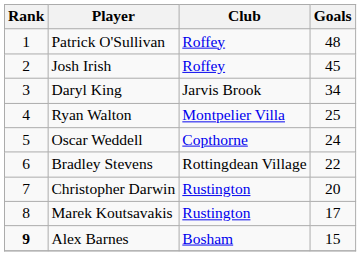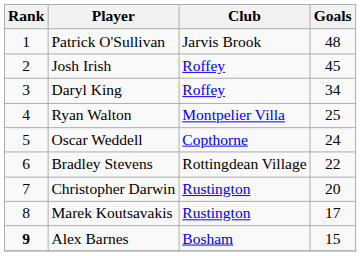(204, 41) Roffey -> (222, 41) Jarvis Brook
(222, 90) Jarvis Brook -> (204, 90) Roffey
